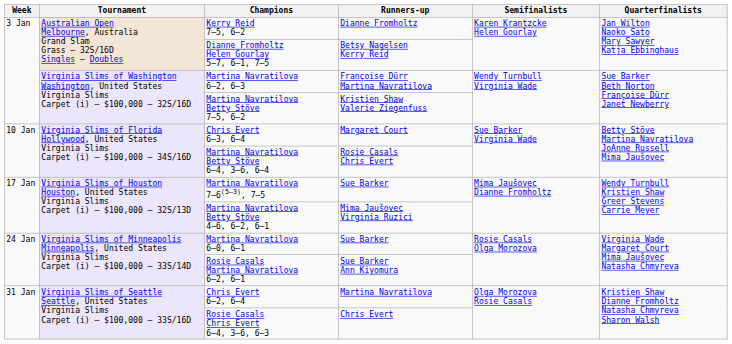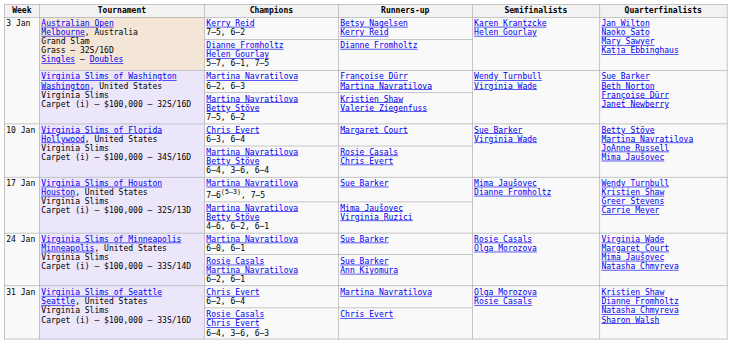(379, 24) Dianne Fromholtz -> (374, 29) Betsy Nagelsen Kerry Reid
(374, 51) Betsy Nagelsen Kerry Reid -> (379, 46) Dianne Fromholtz
